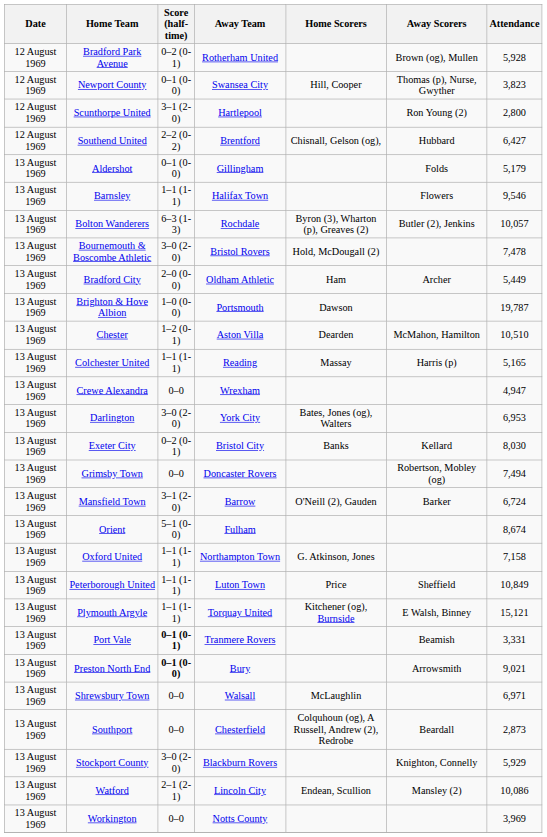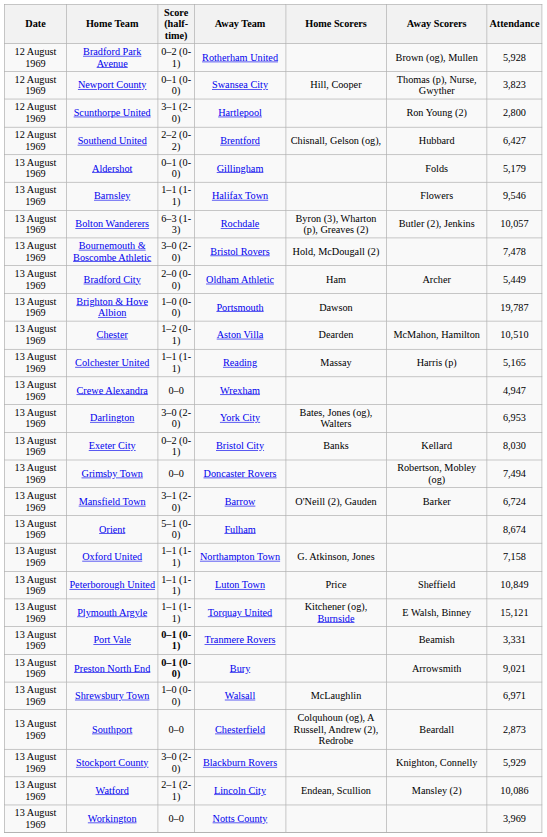(176, 696) 0–0 -> (176, 696) 1–0 (0-0)
